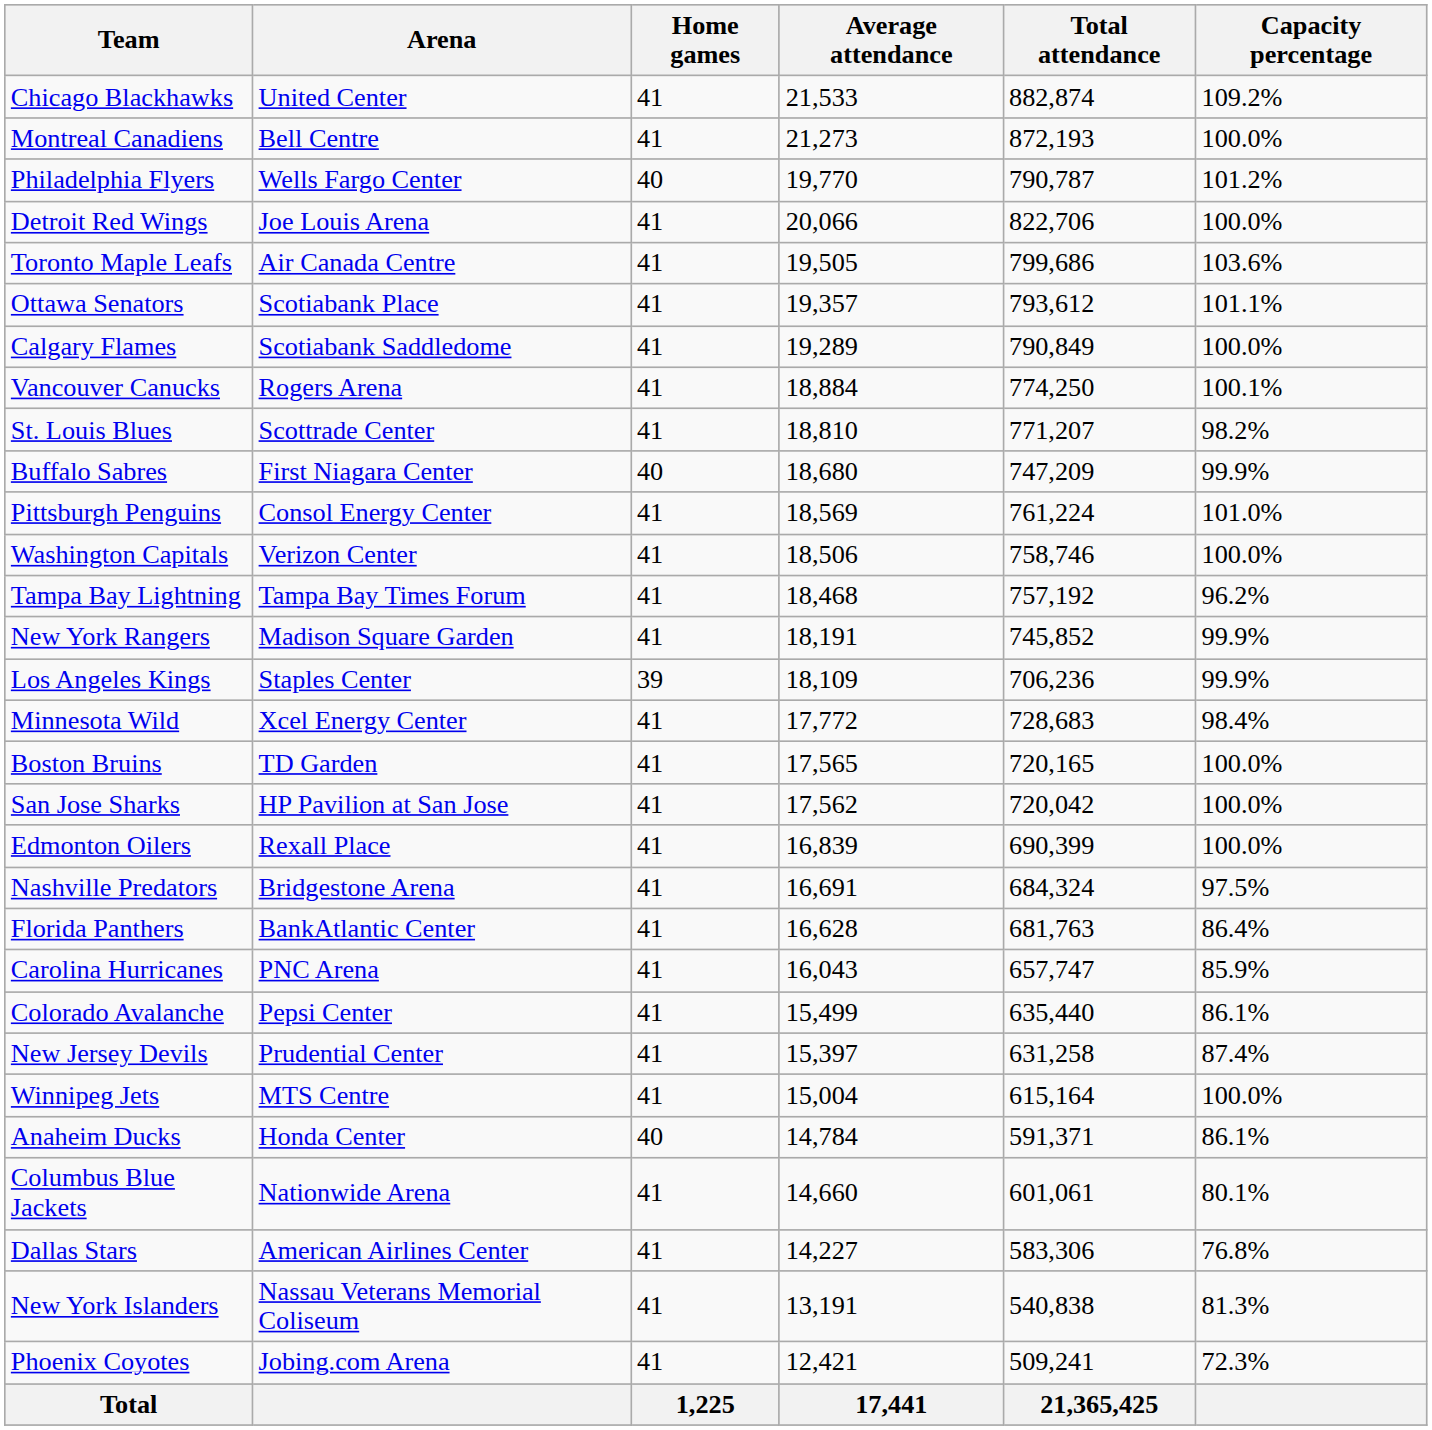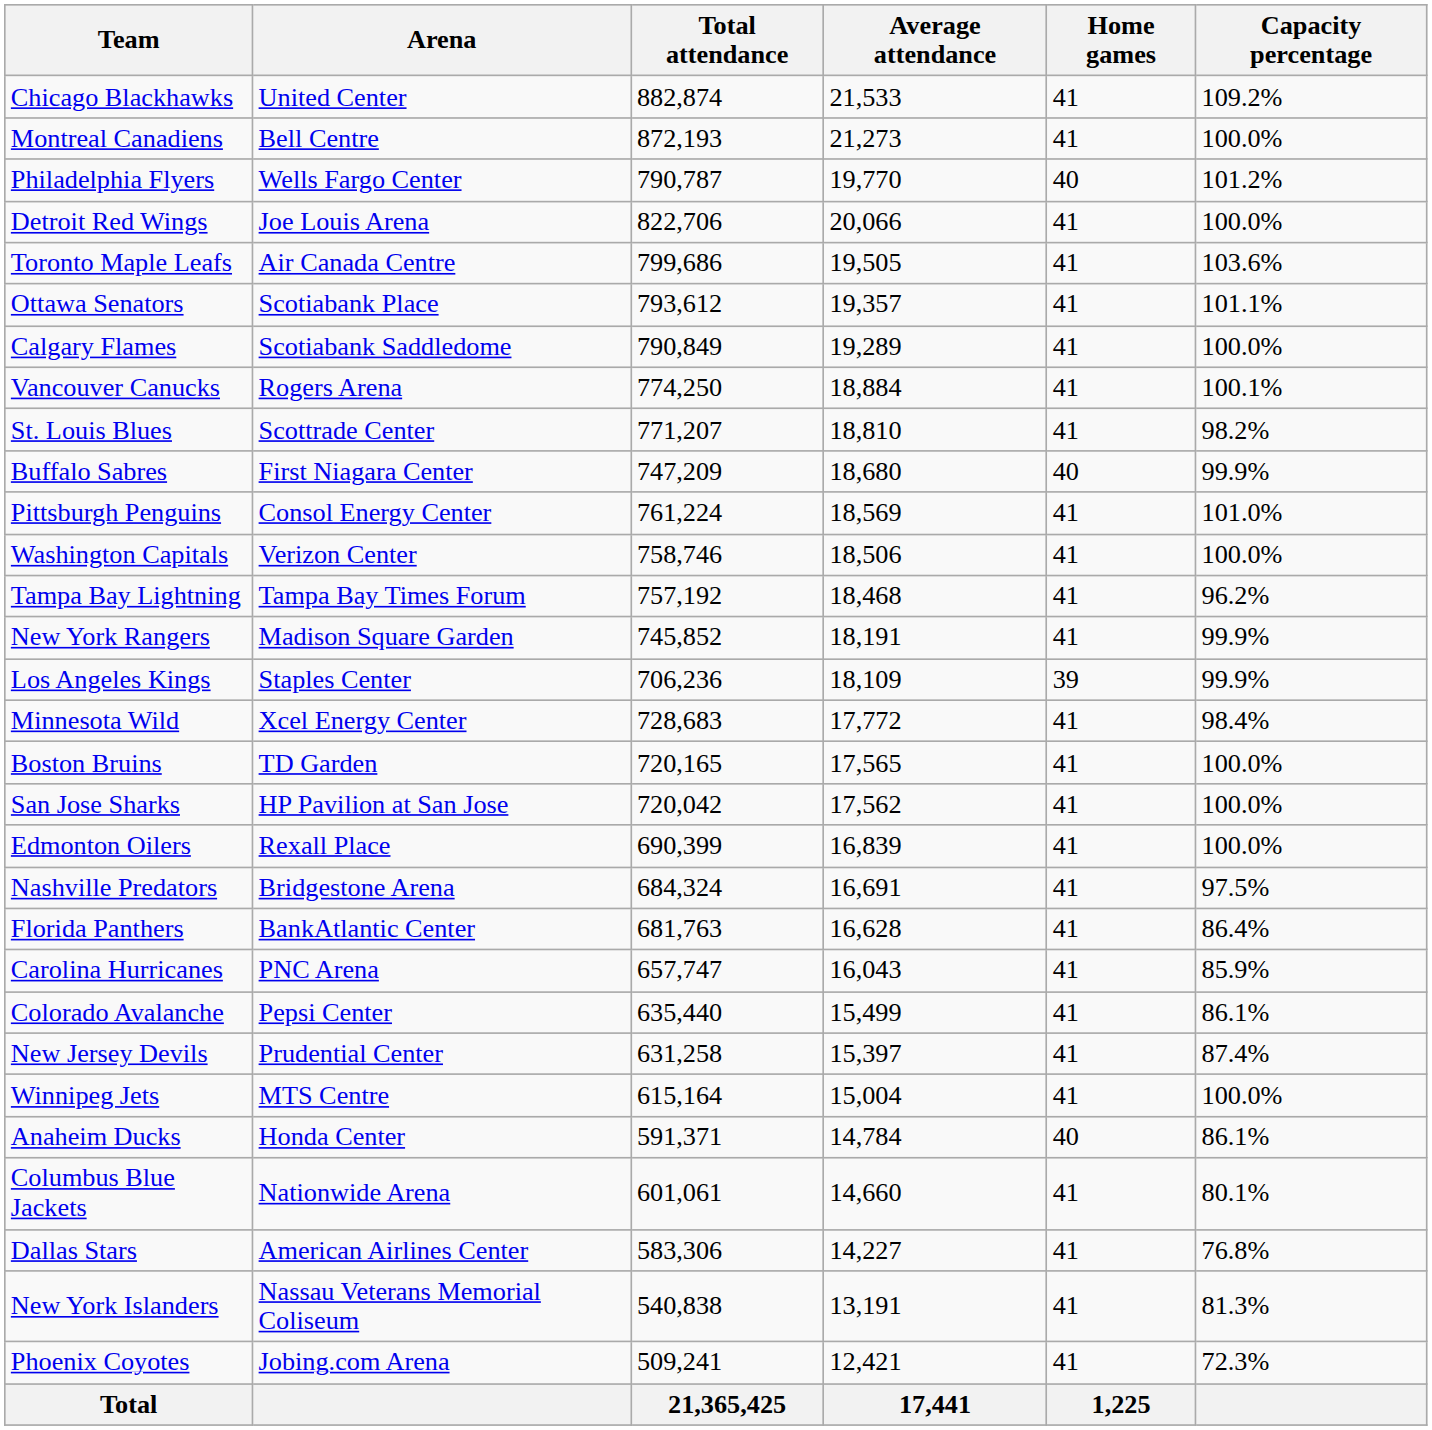columns swapped: (705, 40) <-> (1099, 40)
